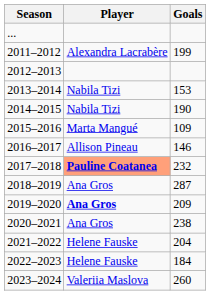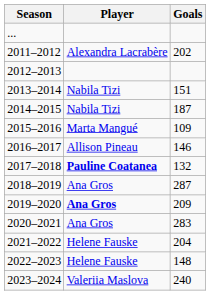(182, 52) 199 -> (182, 52) 202
(182, 90) 153 -> (182, 90) 151
(182, 109) 190 -> (182, 109) 187
(112, 166) lightsalmon background -> (112, 166) no background
(182, 166) 232 -> (182, 166) 132
(182, 223) 238 -> (182, 223) 283
(182, 261) 184 -> (182, 261) 148
(182, 280) 260 -> (182, 280) 240
